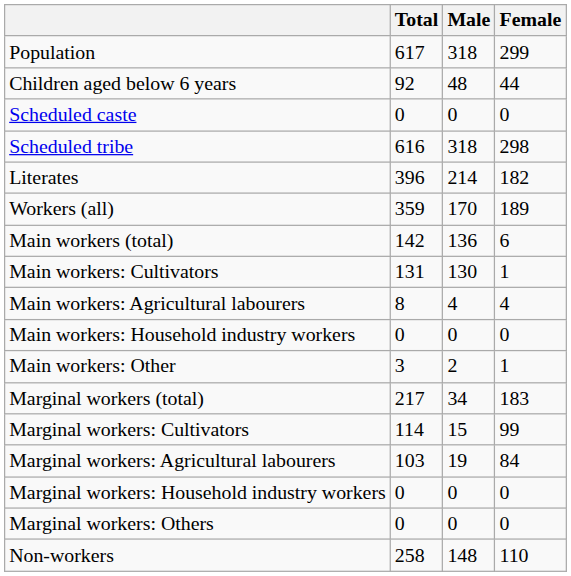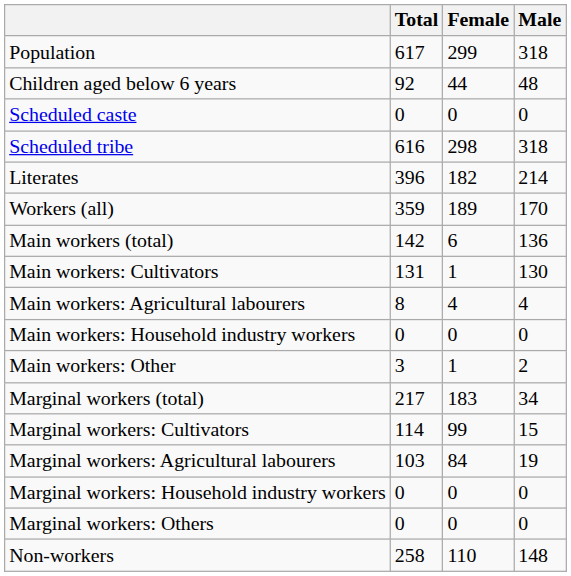columns swapped: (469, 20) <-> (530, 20)
